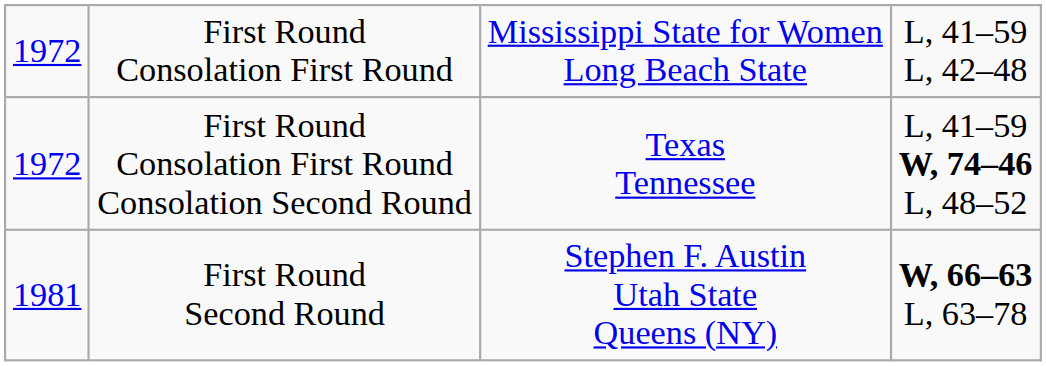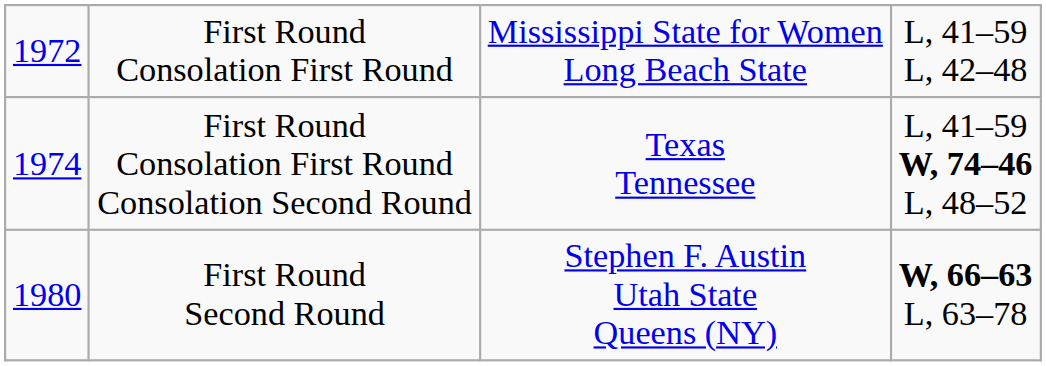(47, 162) 1972 -> (47, 162) 1974
(47, 294) 1981 -> (47, 294) 1980
